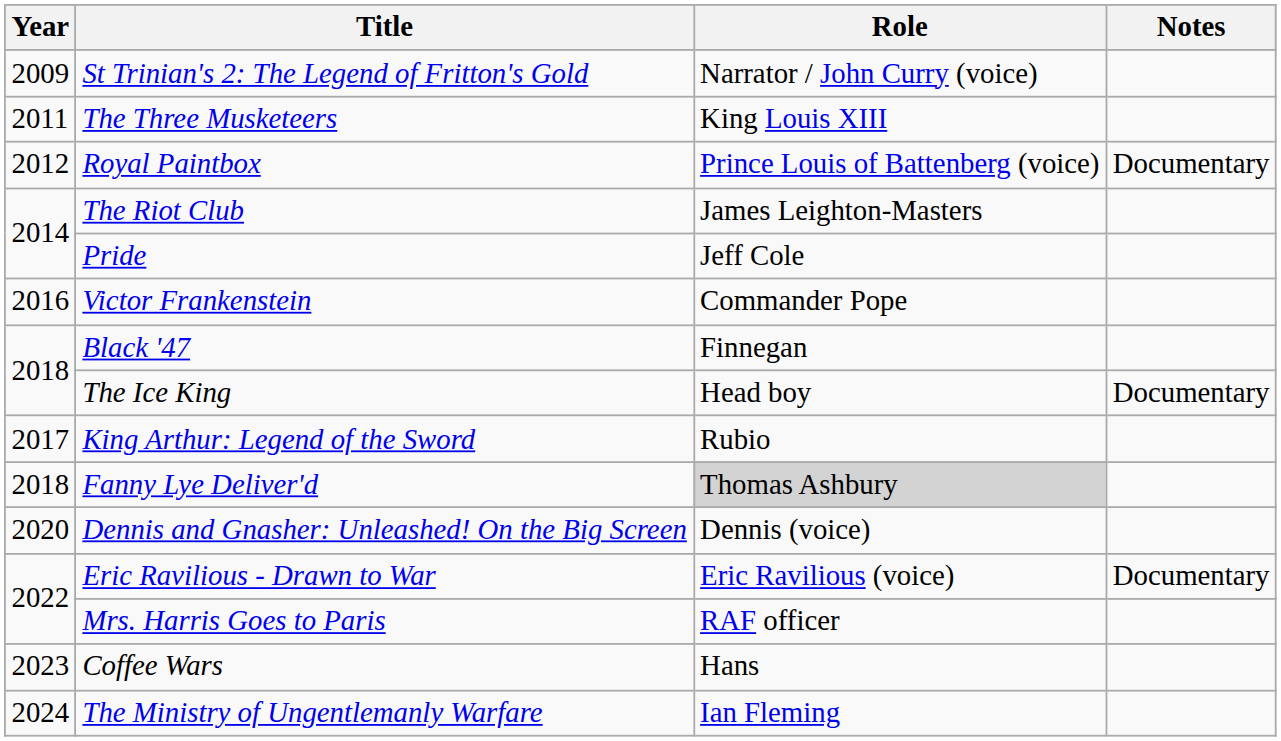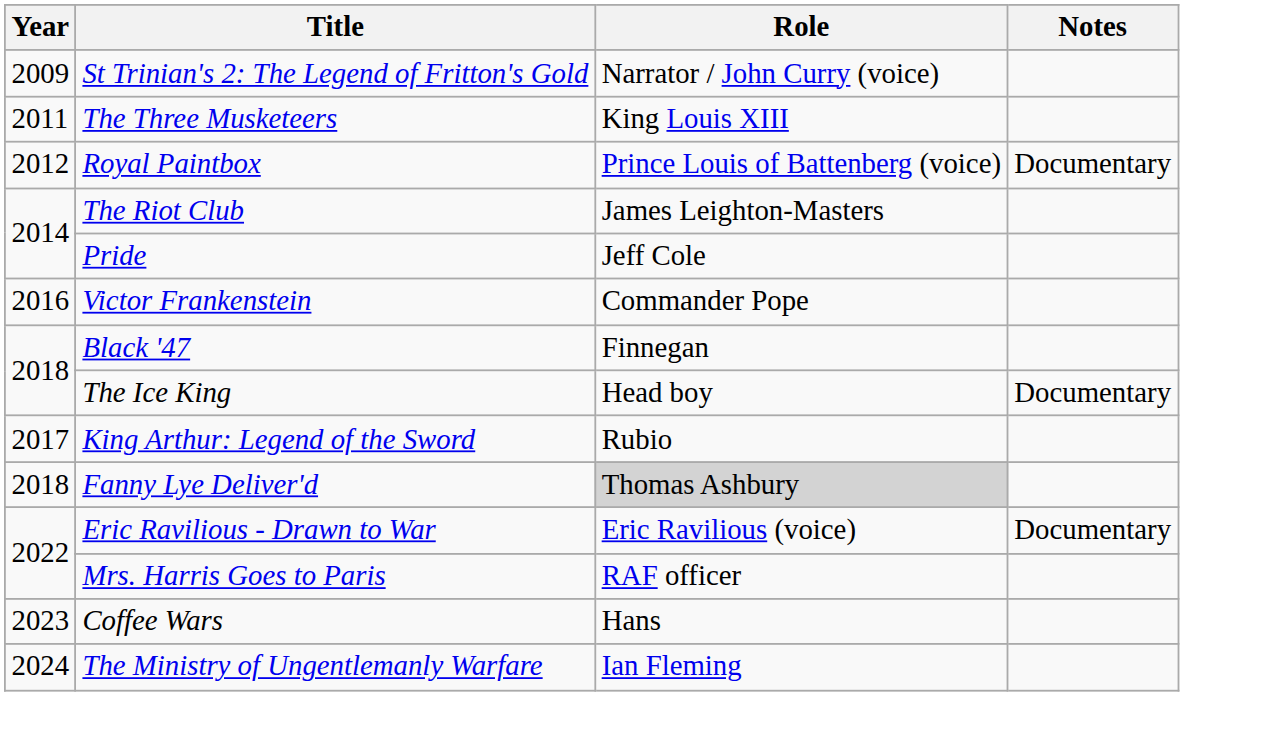- row: (385, 529)
